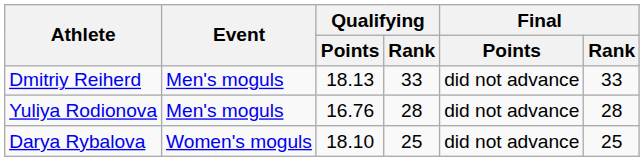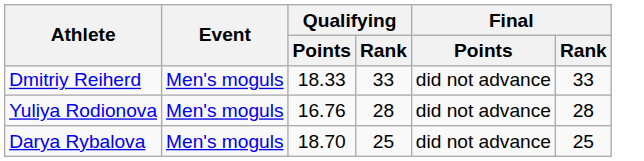(350, 81) 18.13 -> (322, 81) 18.33
(239, 141) Women's moguls -> (225, 141) Men's moguls
(350, 141) 18.10 -> (322, 141) 18.70
